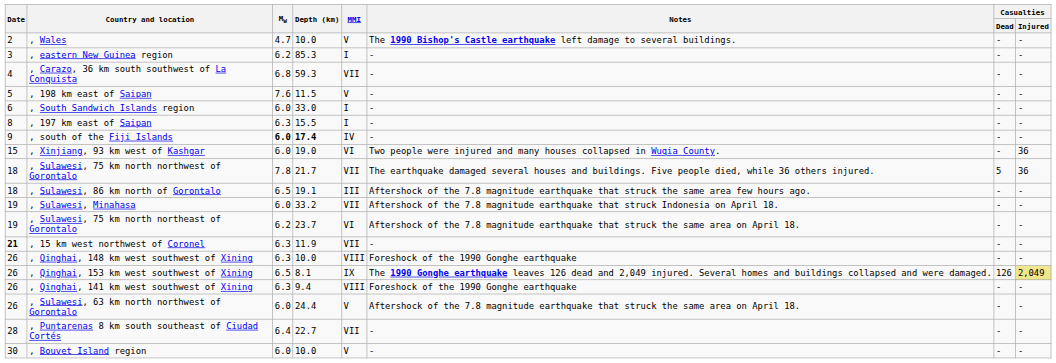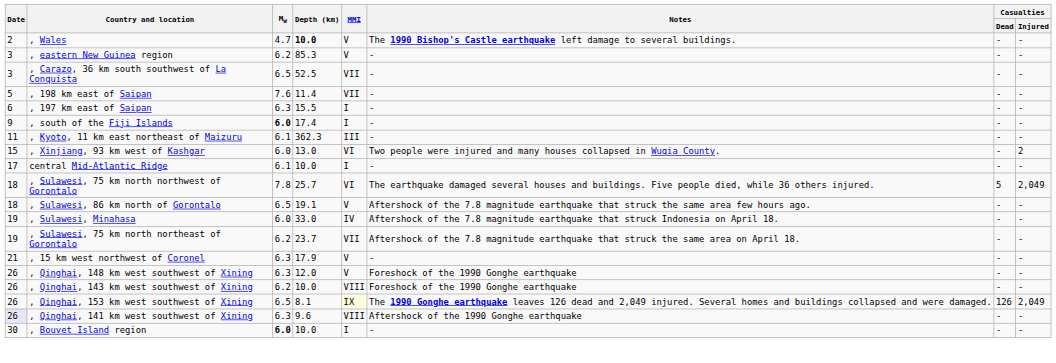(306, 40) normal -> (306, 40) bold
(346, 55) I -> (346, 55) V
(10, 74) 4 -> (10, 74) 3
(283, 74) 6.8 -> (283, 74) 6.5
(306, 74) 59.3 -> (306, 74) 52.5
(306, 94) 11.5 -> (306, 94) 11.4
(346, 94) V -> (352, 94) VII
- row: (112, 108)
(10, 123) 8 -> (10, 108) 6
(306, 137) bold -> (306, 123) normal
(349, 137) IV -> (346, 123) I
+ row: (136, 137)
(306, 151) 19.0 -> (306, 151) 13.0
(1023, 151) 36 -> (1021, 151) 2
+ row: (98, 166)
(306, 171) 21.7 -> (306, 185) 25.7
(352, 171) VII -> (349, 185) VI
(1023, 171) 36 -> (1031, 185) 2,049
(352, 190) III -> (346, 205) V
(306, 205) 33.2 -> (306, 219) 33.0
(352, 205) VII -> (349, 219) IV
(349, 224) VI -> (352, 239) VII
(13, 244) bold -> (13, 258) normal
(306, 244) 11.9 -> (306, 258) 17.9
(352, 244) VII -> (346, 258) V
(306, 258) 10.0 -> (306, 273) 12.0
(354, 258) VIII -> (346, 273) V
+ row: (141, 287)
(349, 273) no background -> (349, 301) lightyellow background
(1031, 273) khaki background -> (1031, 301) no background
(13, 287) no background -> (13, 316) lavender background
(303, 287) 9.4 -> (303, 316) 9.6
(473, 287) Foreshock of the 1990 Gonghe earthquake -> (476, 316) Aftershock of the 1990 Gonghe earthquake
- row: (125, 307)
- row: (144, 331)
(283, 351) normal -> (283, 330) bold
(346, 351) V -> (346, 330) I
